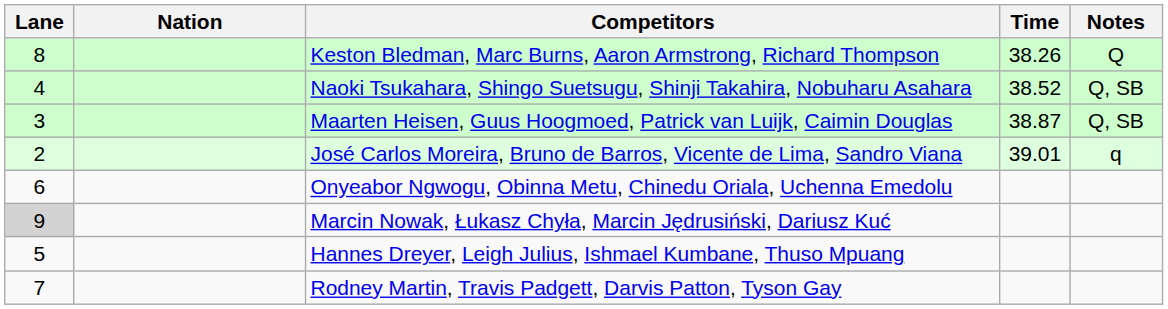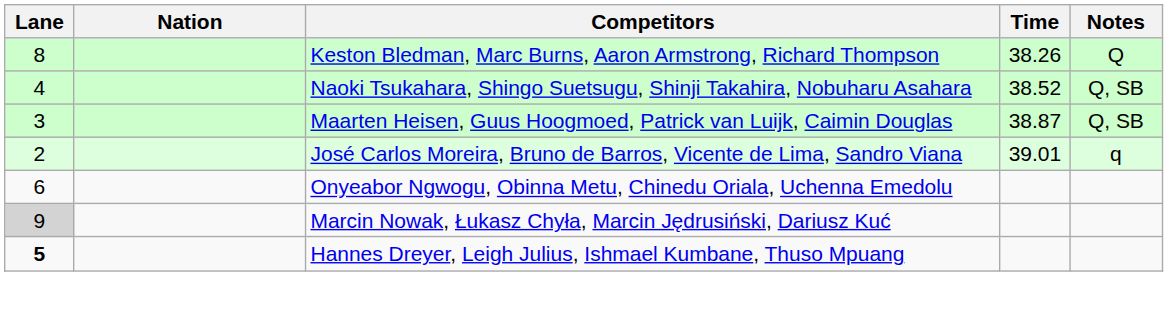(39, 254) normal -> (39, 254) bold
- row: (576, 287)
